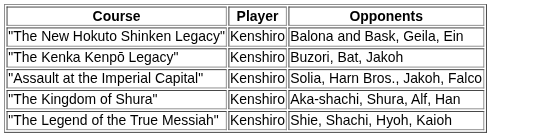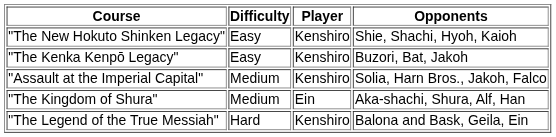+ column: (260, 16)
(377, 37) Balona and Bask, Geila, Ein -> (436, 37) Shie, Shachi, Hyoh, Kaioh
(258, 99) Kenshiro -> (305, 99) Ein
(371, 120) Shie, Shachi, Hyoh, Kaioh -> (442, 120) Balona and Bask, Geila, Ein
